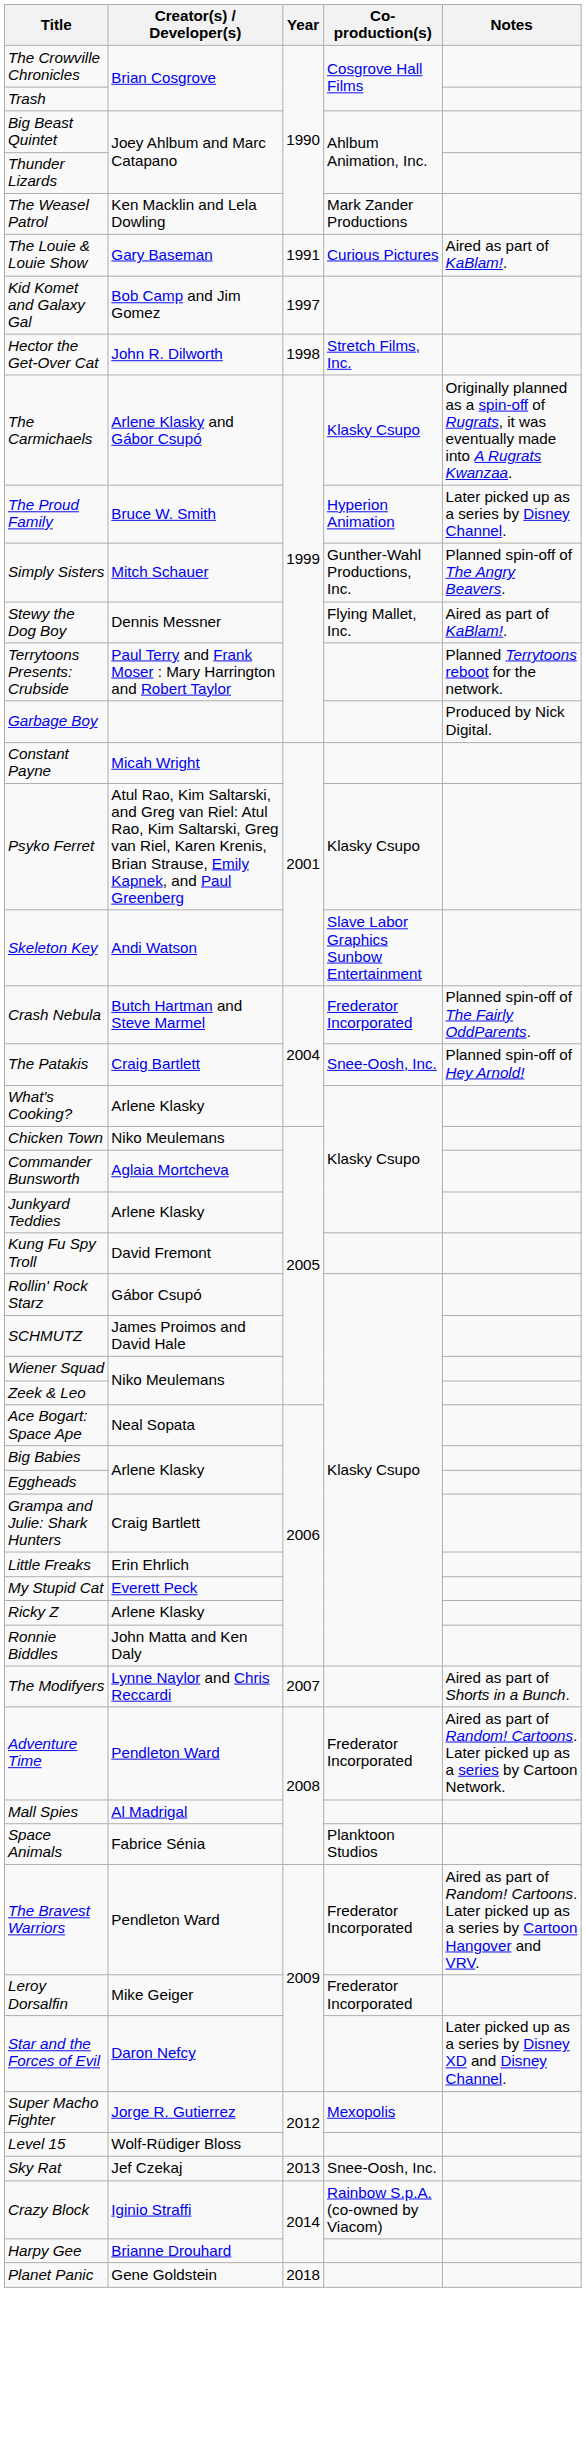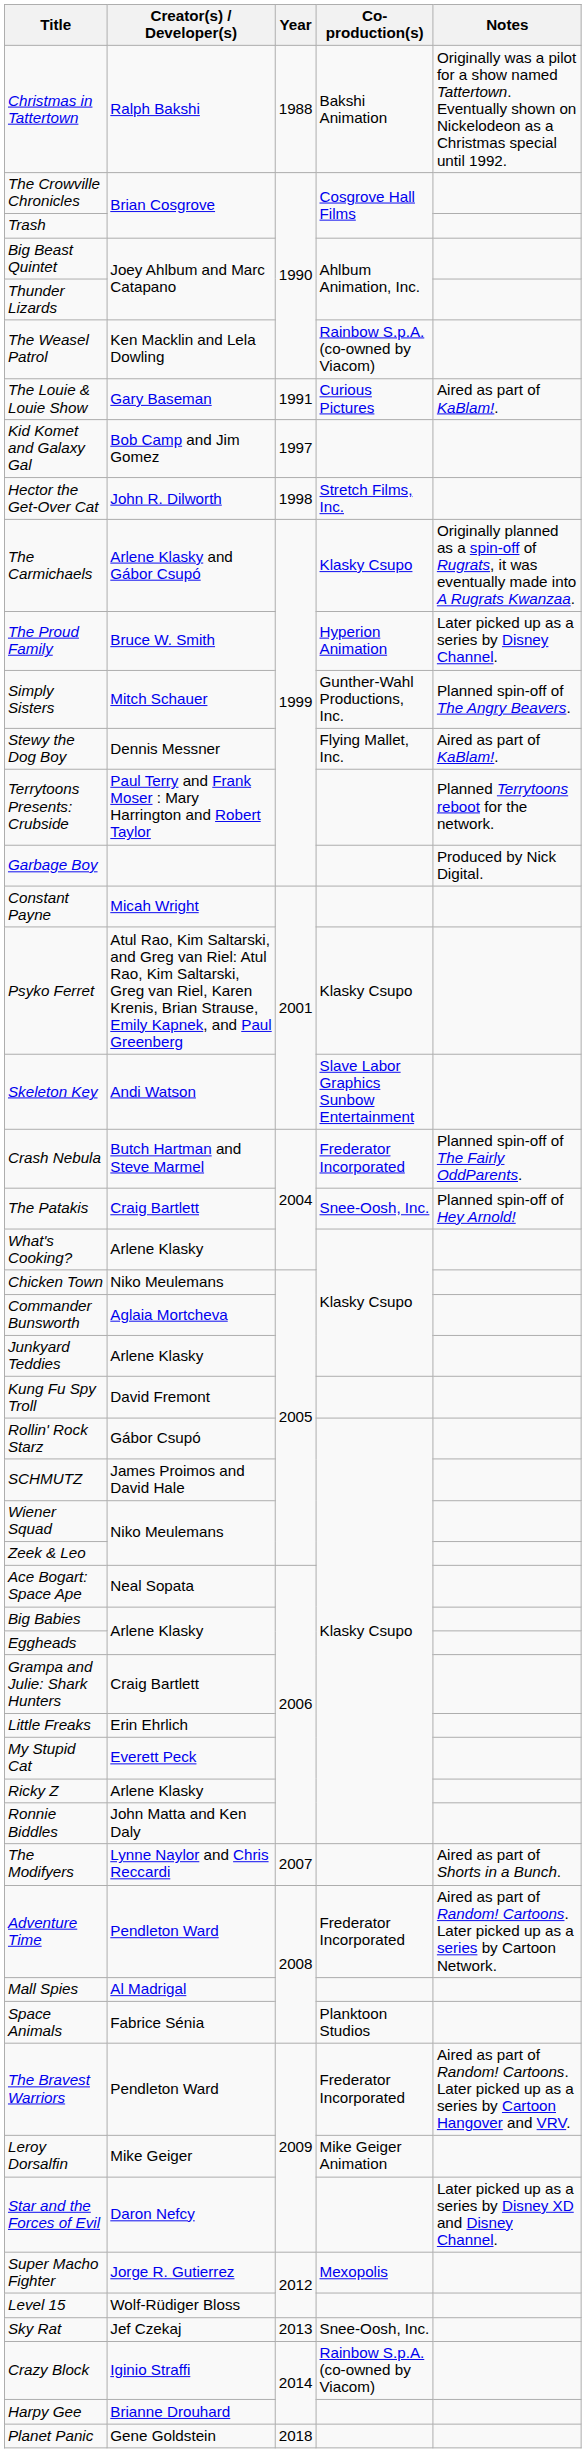+ row: (50, 109)
(370, 214) Mark Zander Productions -> (372, 349) Rainbow S.p.A. (co-owned by Viacom)
(370, 1995) Frederator Incorporated -> (360, 2156) Mike Geiger Animation
